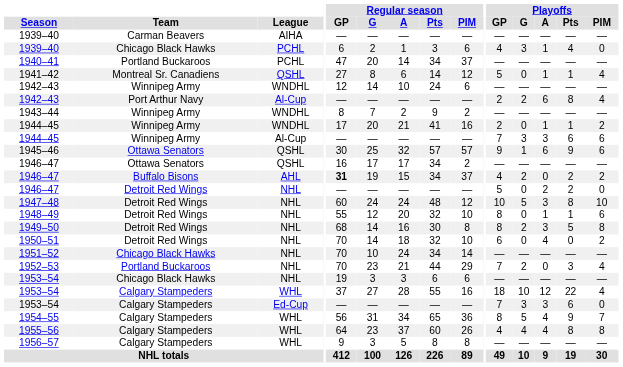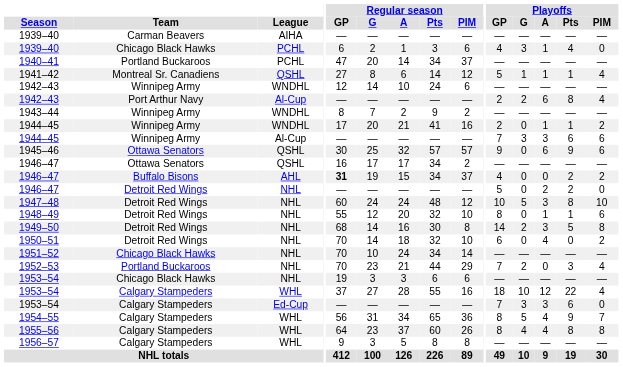(524, 74) 0 -> (524, 74) 1
(524, 151) 1 -> (524, 151) 0
(524, 176) 2 -> (524, 176) 0
(499, 228) 8 -> (499, 228) 14
(499, 330) 4 -> (499, 330) 8
